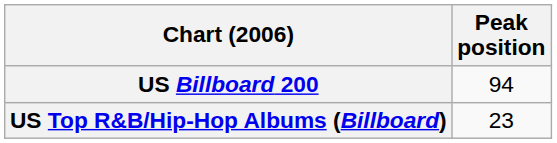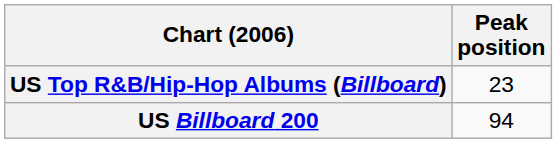rows swapped: (228, 84) <-> (228, 120)
